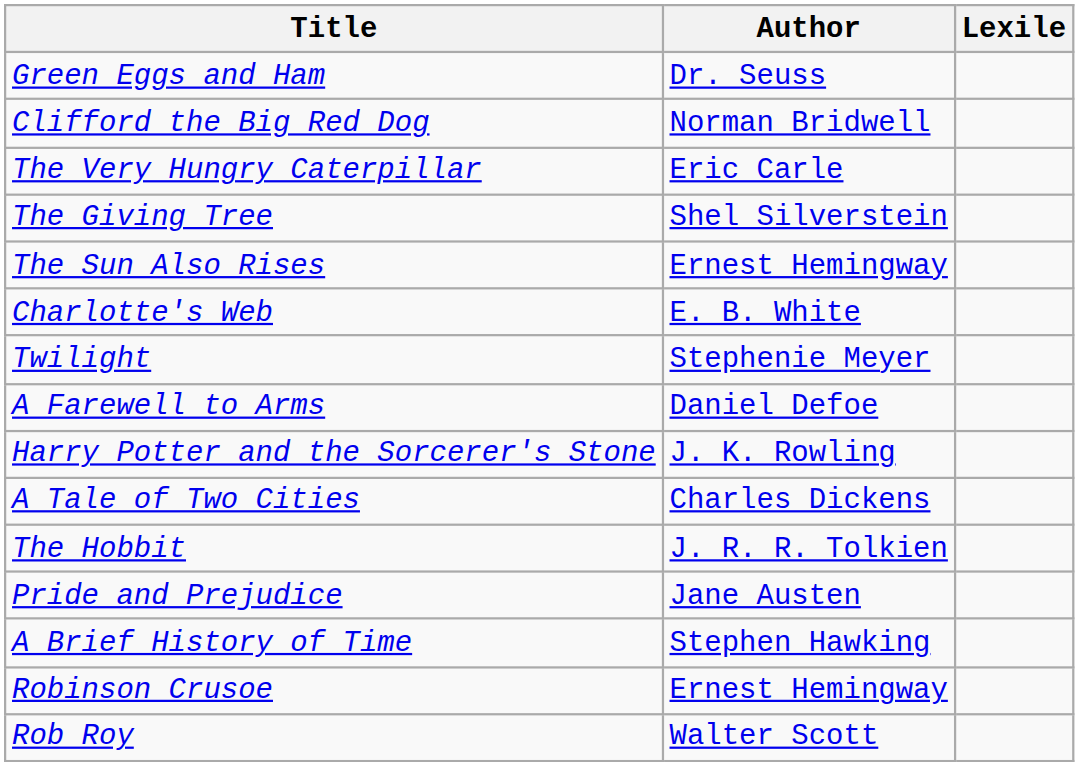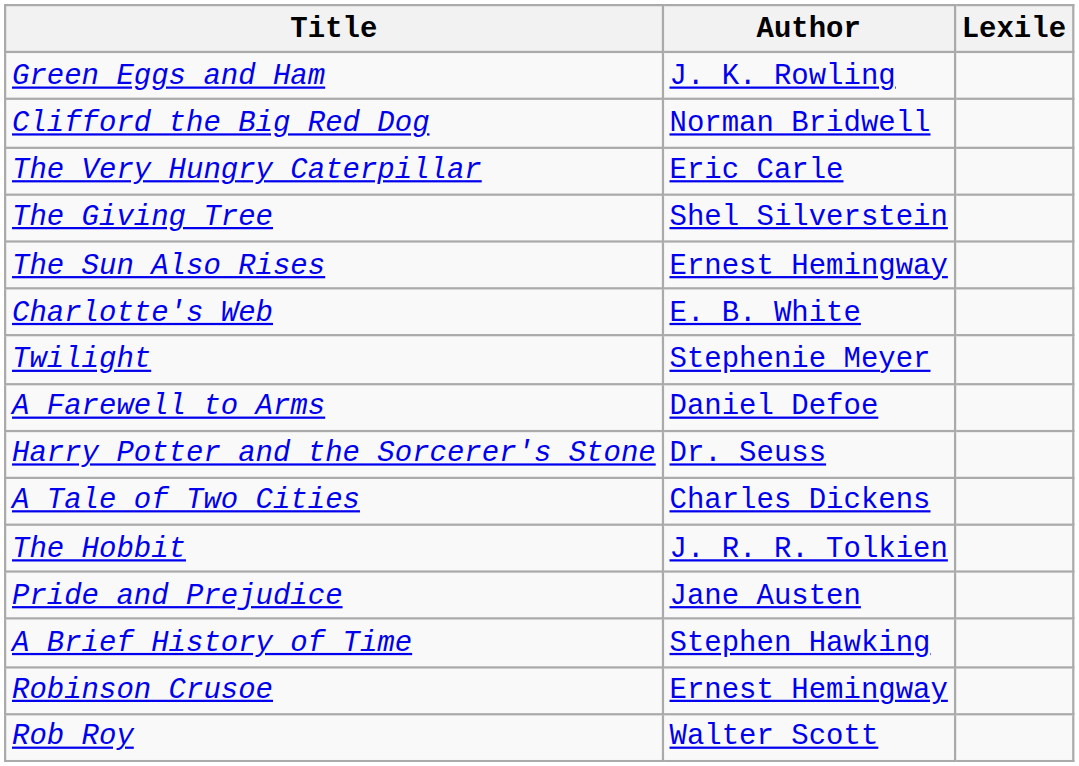(748, 76) Dr. Seuss -> (783, 76) J. K. Rowling
(783, 454) J. K. Rowling -> (748, 454) Dr. Seuss
